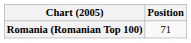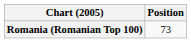(166, 29) 71 -> (166, 29) 73
